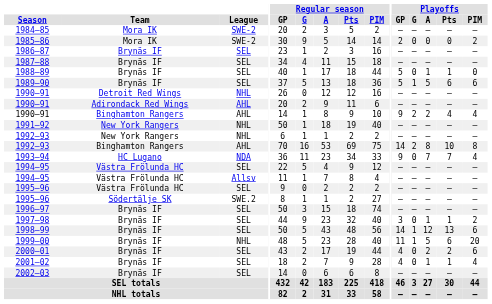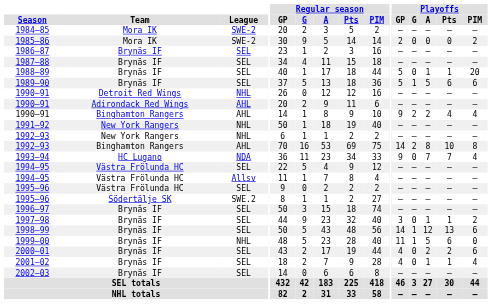(475, 73) 0 -> (475, 73) 20
(475, 241) 20 -> (475, 241) 0
